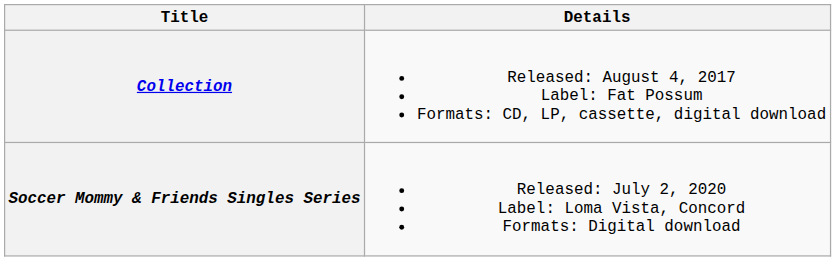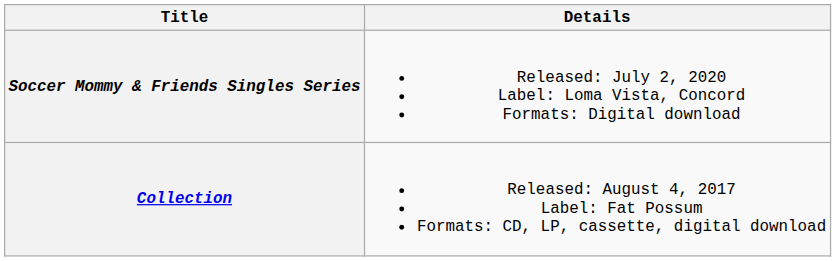rows swapped: (184, 87) <-> (184, 199)
